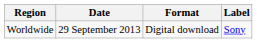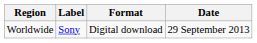columns swapped: (99, 12) <-> (237, 12)
